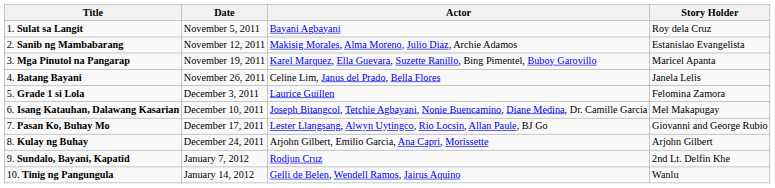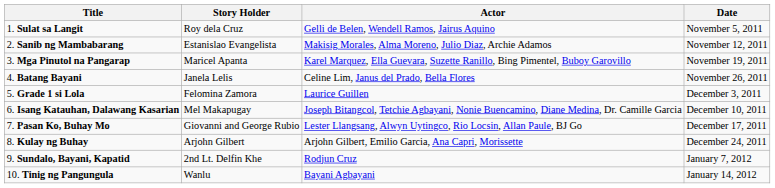columns swapped: (710, 12) <-> (224, 12)
(305, 28) Bayani Agbayani -> (399, 28) Gelli de Belen, Wendell Ramos, Jairus Aquino
(365, 175) Gelli de Belen, Wendell Ramos, Jairus Aquino -> (339, 175) Bayani Agbayani
